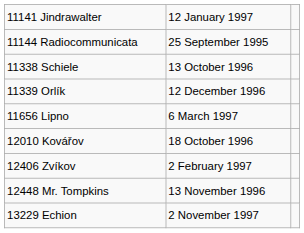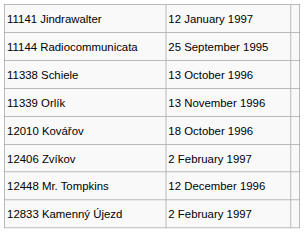(217, 92) 12 December 1996 -> (217, 102) 13 November 1996
- row: (38, 116)
(217, 191) 13 November 1996 -> (217, 186) 12 December 1996
+ row: (65, 214)
- row: (42, 216)
